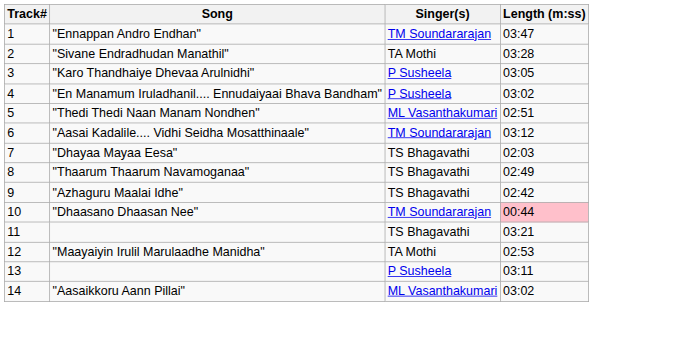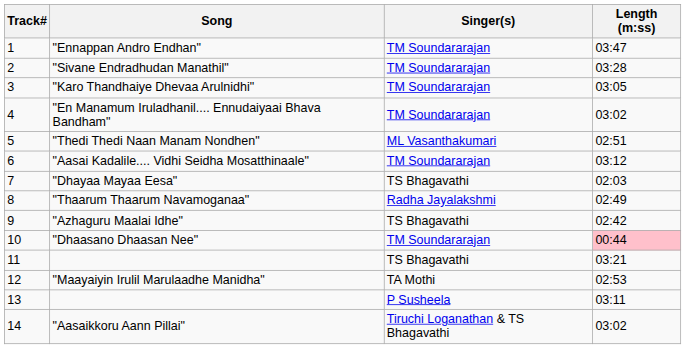(412, 53) TA Mothi -> (438, 68) TM Soundararajan
(420, 73) P Susheela -> (438, 87) TM Soundararajan
(420, 93) P Susheela -> (438, 114) TM Soundararajan
(429, 172) TS Bhagavathi -> (441, 200) Radha Jayalakshmi
(443, 291) ML Vasanthakumari -> (455, 326) Tiruchi Loganathan & TS Bhagavathi
